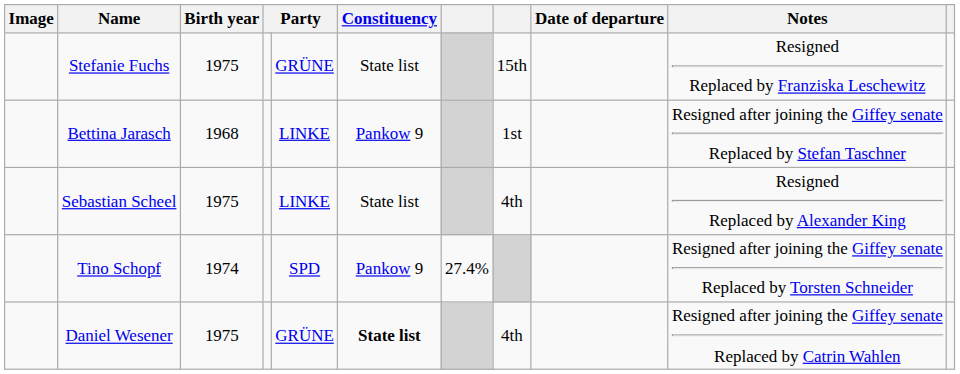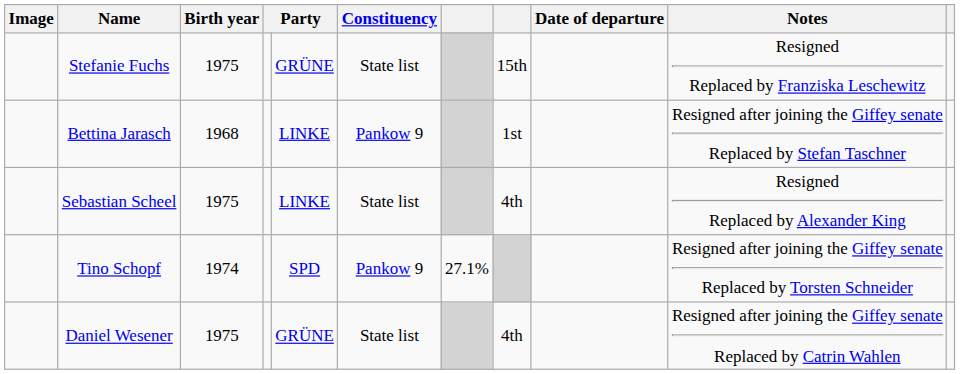(467, 268) 27.4% -> (467, 268) 27.1%
(389, 336) bold -> (389, 336) normal
